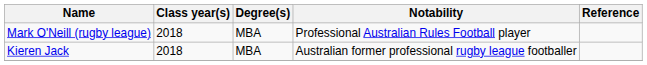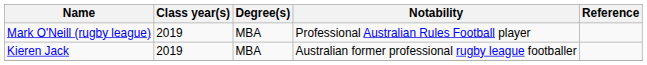(169, 32) 2018 -> (169, 32) 2019
(169, 51) 2018 -> (169, 51) 2019
